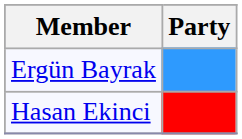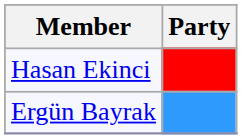rows swapped: (83, 69) <-> (81, 112)
